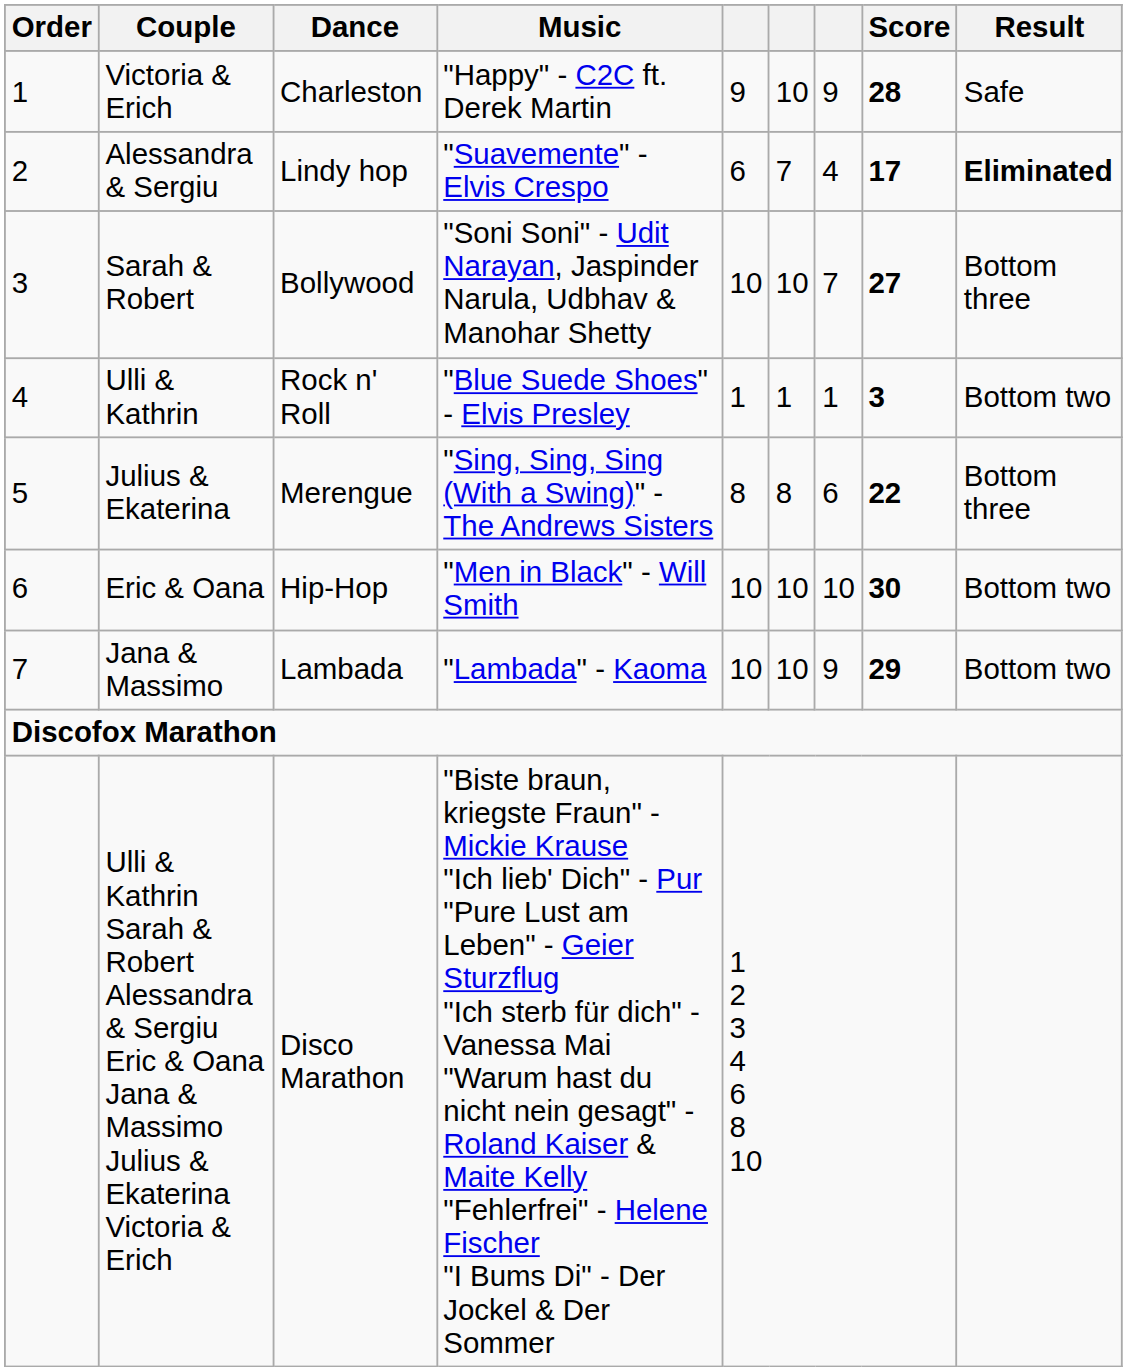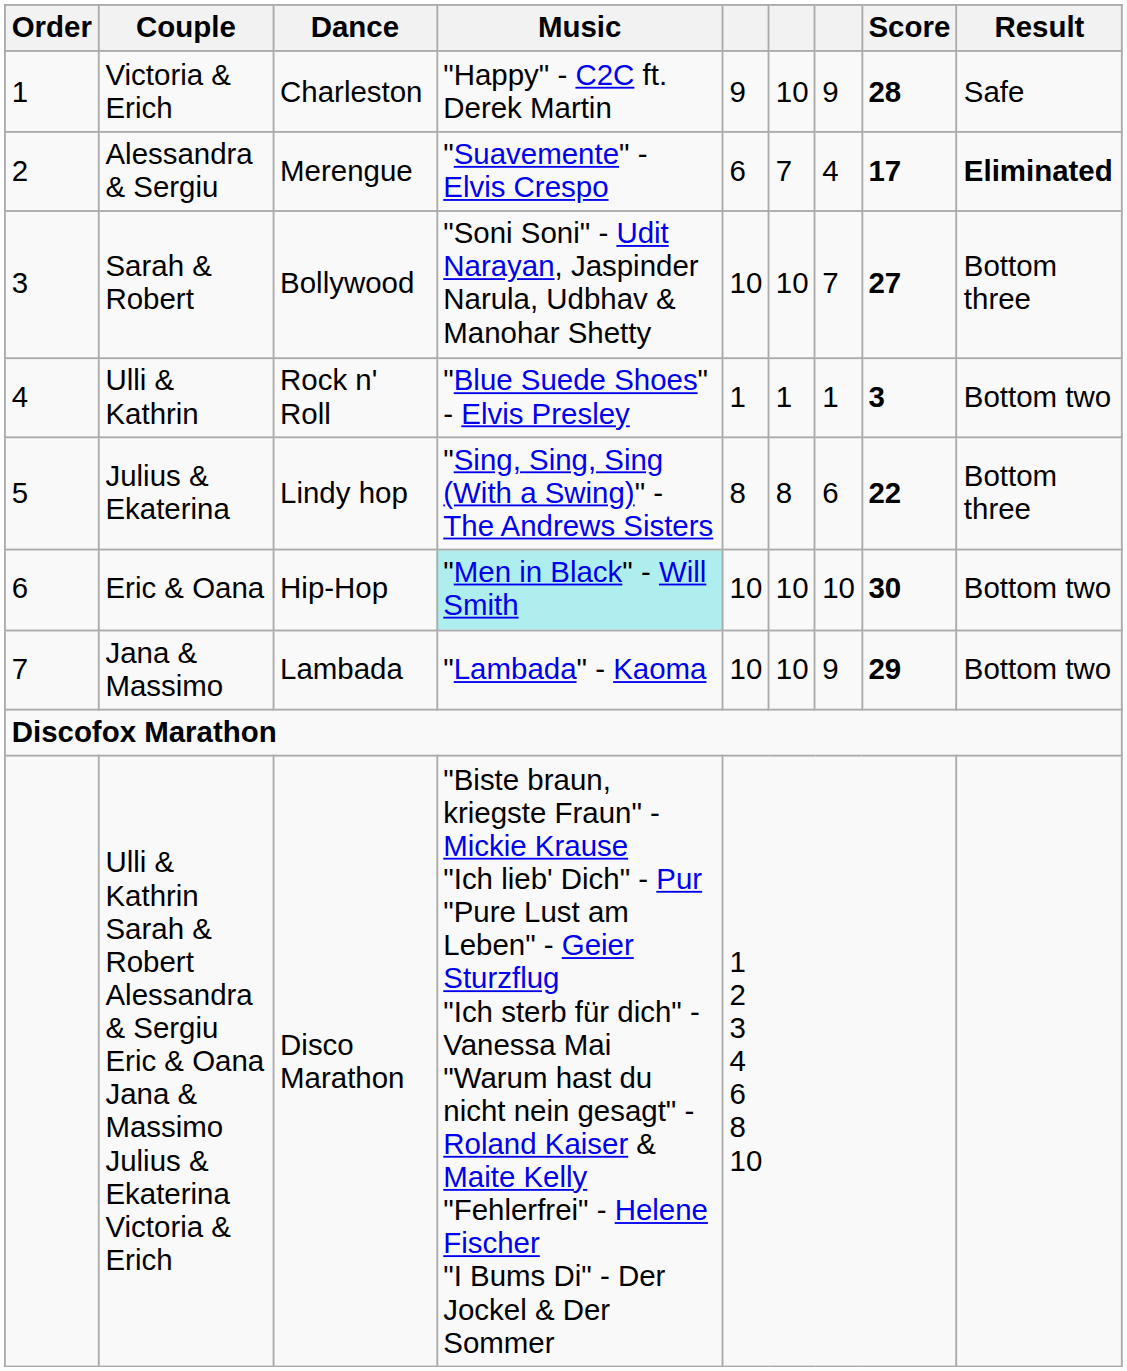(344, 170) Lindy hop -> (346, 170) Merengue
(346, 493) Merengue -> (344, 493) Lindy hop
(575, 589) no background -> (575, 589) paleturquoise background
